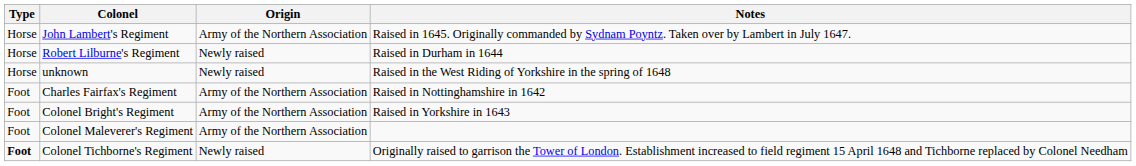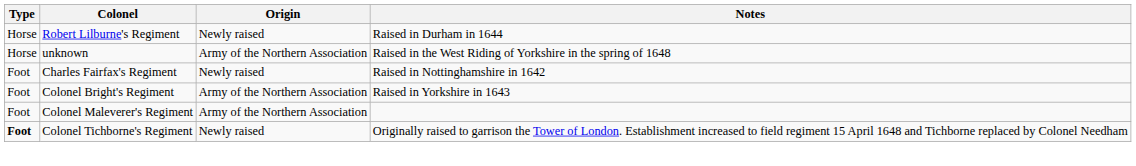- row: (105, 33)
(231, 72) Newly raised -> (283, 53) Army of the Northern Association
(283, 92) Army of the Northern Association -> (231, 72) Newly raised
